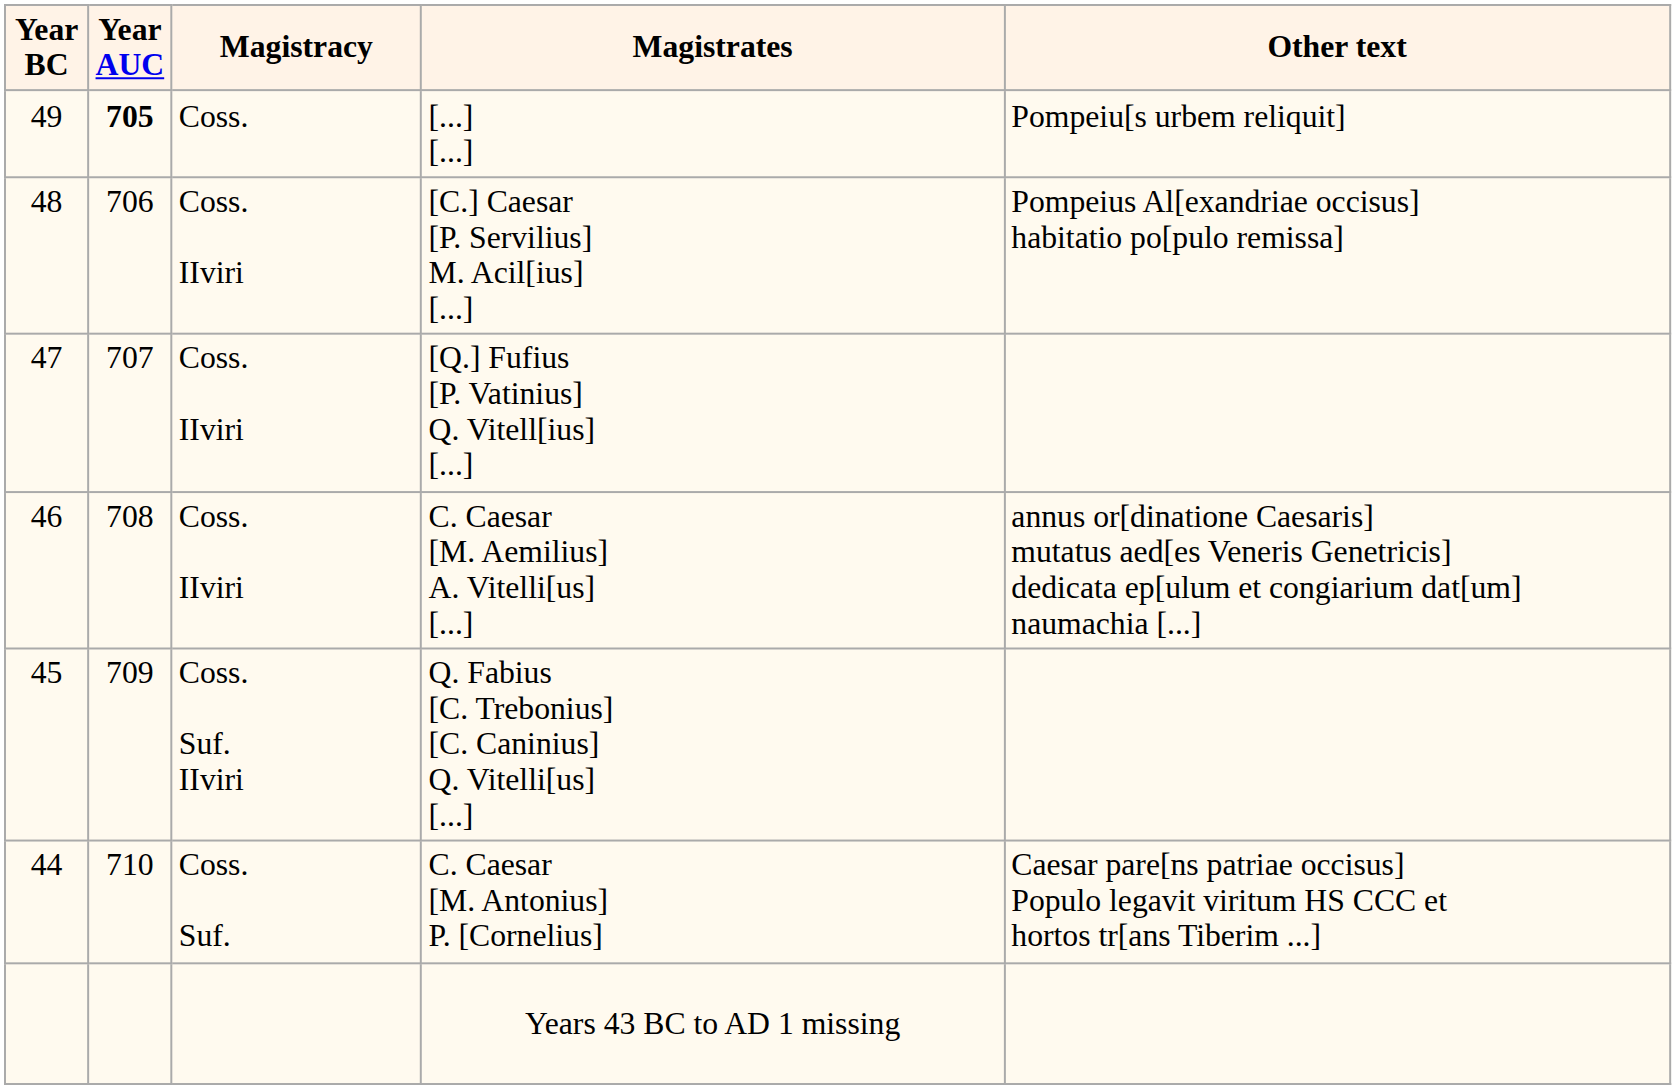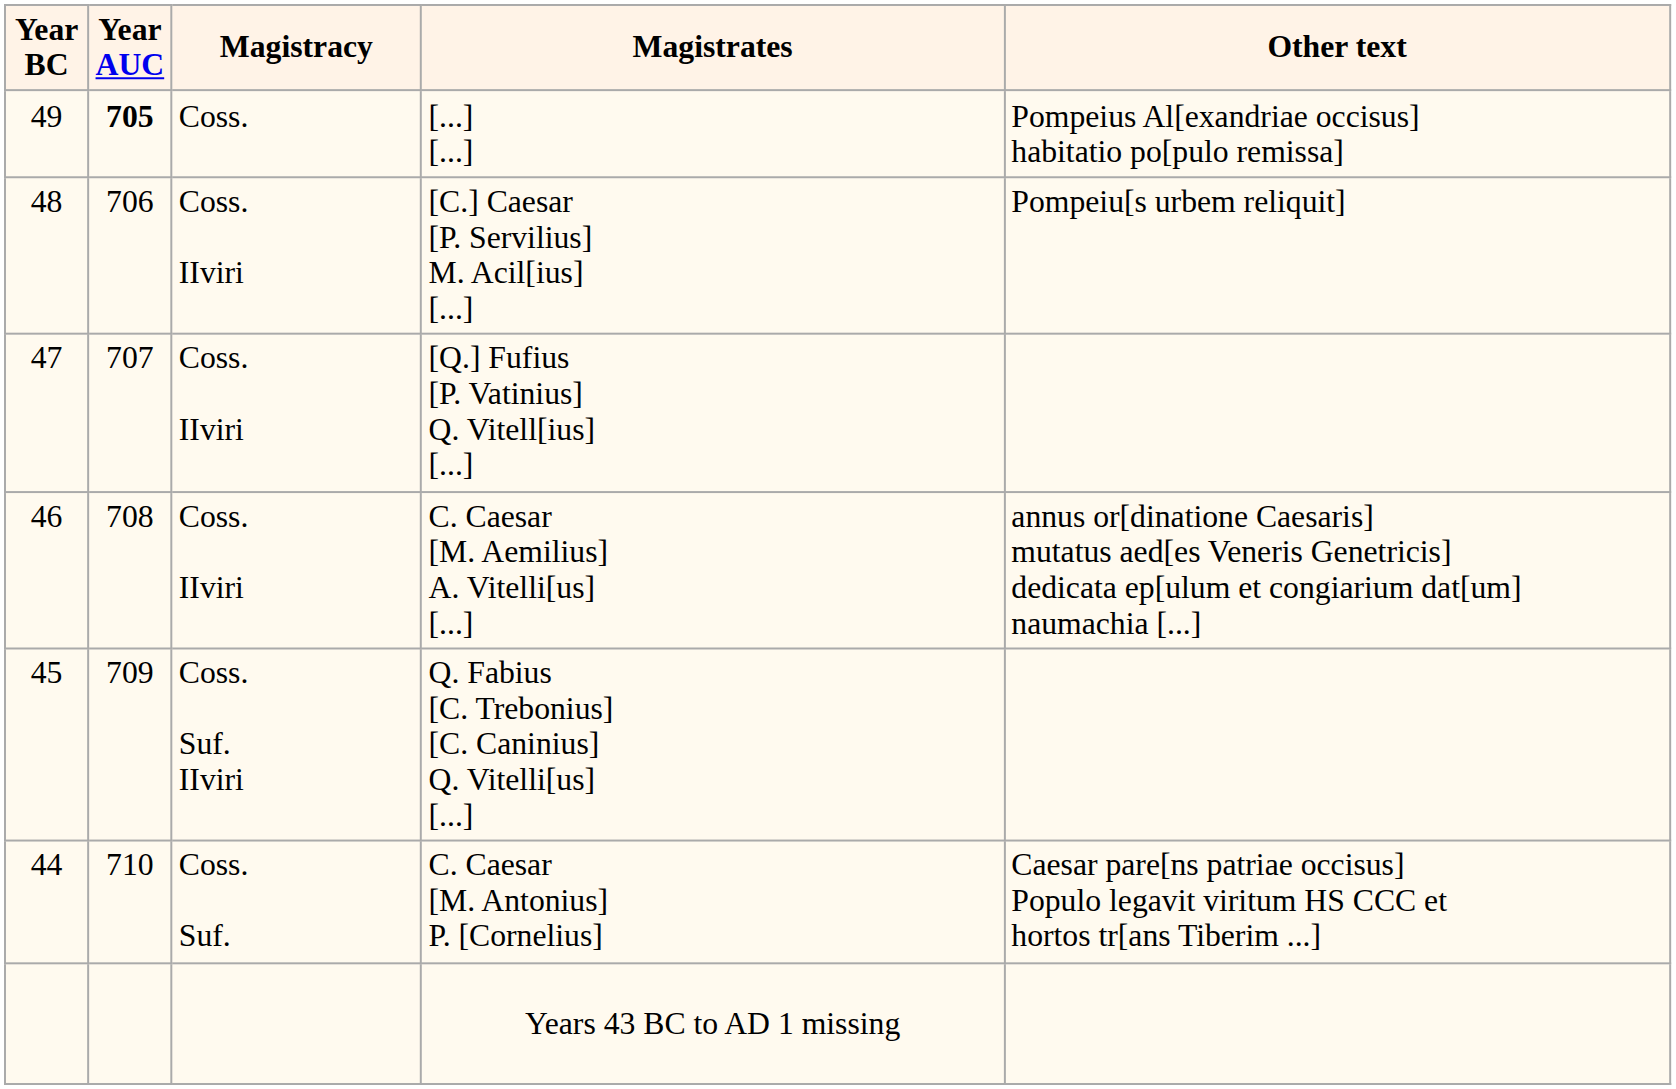(1178, 115) Pompeiu[s urbem reliquit] -> (1215, 133) Pompeius Al[exandriae occisus] habitatio po[pulo remissa]
(1215, 219) Pompeius Al[exandriae occisus] habitatio po[pulo remissa] -> (1178, 201) Pompeiu[s urbem reliquit]
